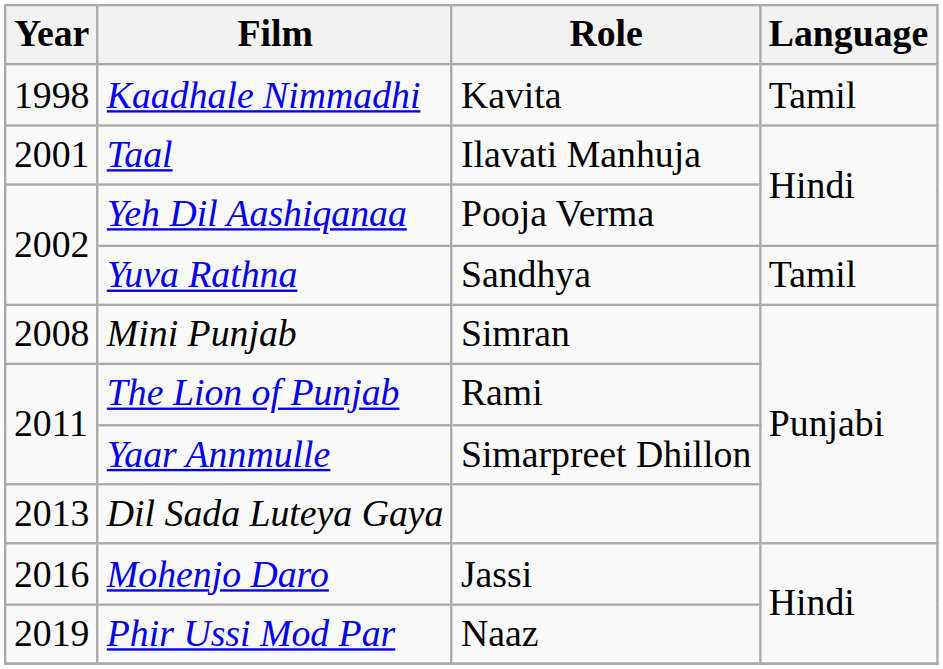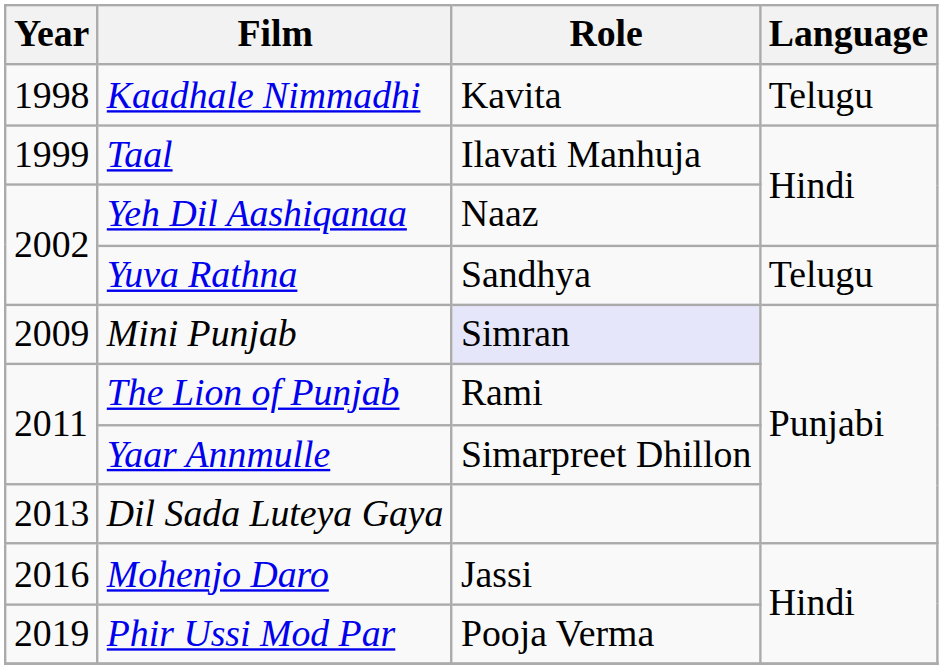(813, 94) Tamil -> (821, 94) Telugu
(52, 154) 2001 -> (52, 154) 1999
(558, 214) Pooja Verma -> (500, 214) Naaz
(813, 273) Tamil -> (821, 273) Telugu
(52, 333) 2008 -> (52, 333) 2009
(515, 333) no background -> (515, 333) lavender background
(500, 633) Naaz -> (558, 633) Pooja Verma
